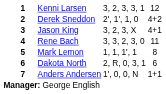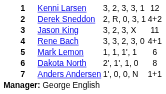(121, 19) 2', 1', 1, 0 -> (124, 19) 2, R, 0, 3, 1
(155, 30) 4+1 -> (155, 30) 11
(155, 41) 11 -> (155, 41) 4+1
(155, 52) 8 -> (155, 52) 6
(124, 63) 2, R, 0, 3, 1 -> (121, 63) 2', 1', 1, 0
(155, 63) 6 -> (155, 63) 8
